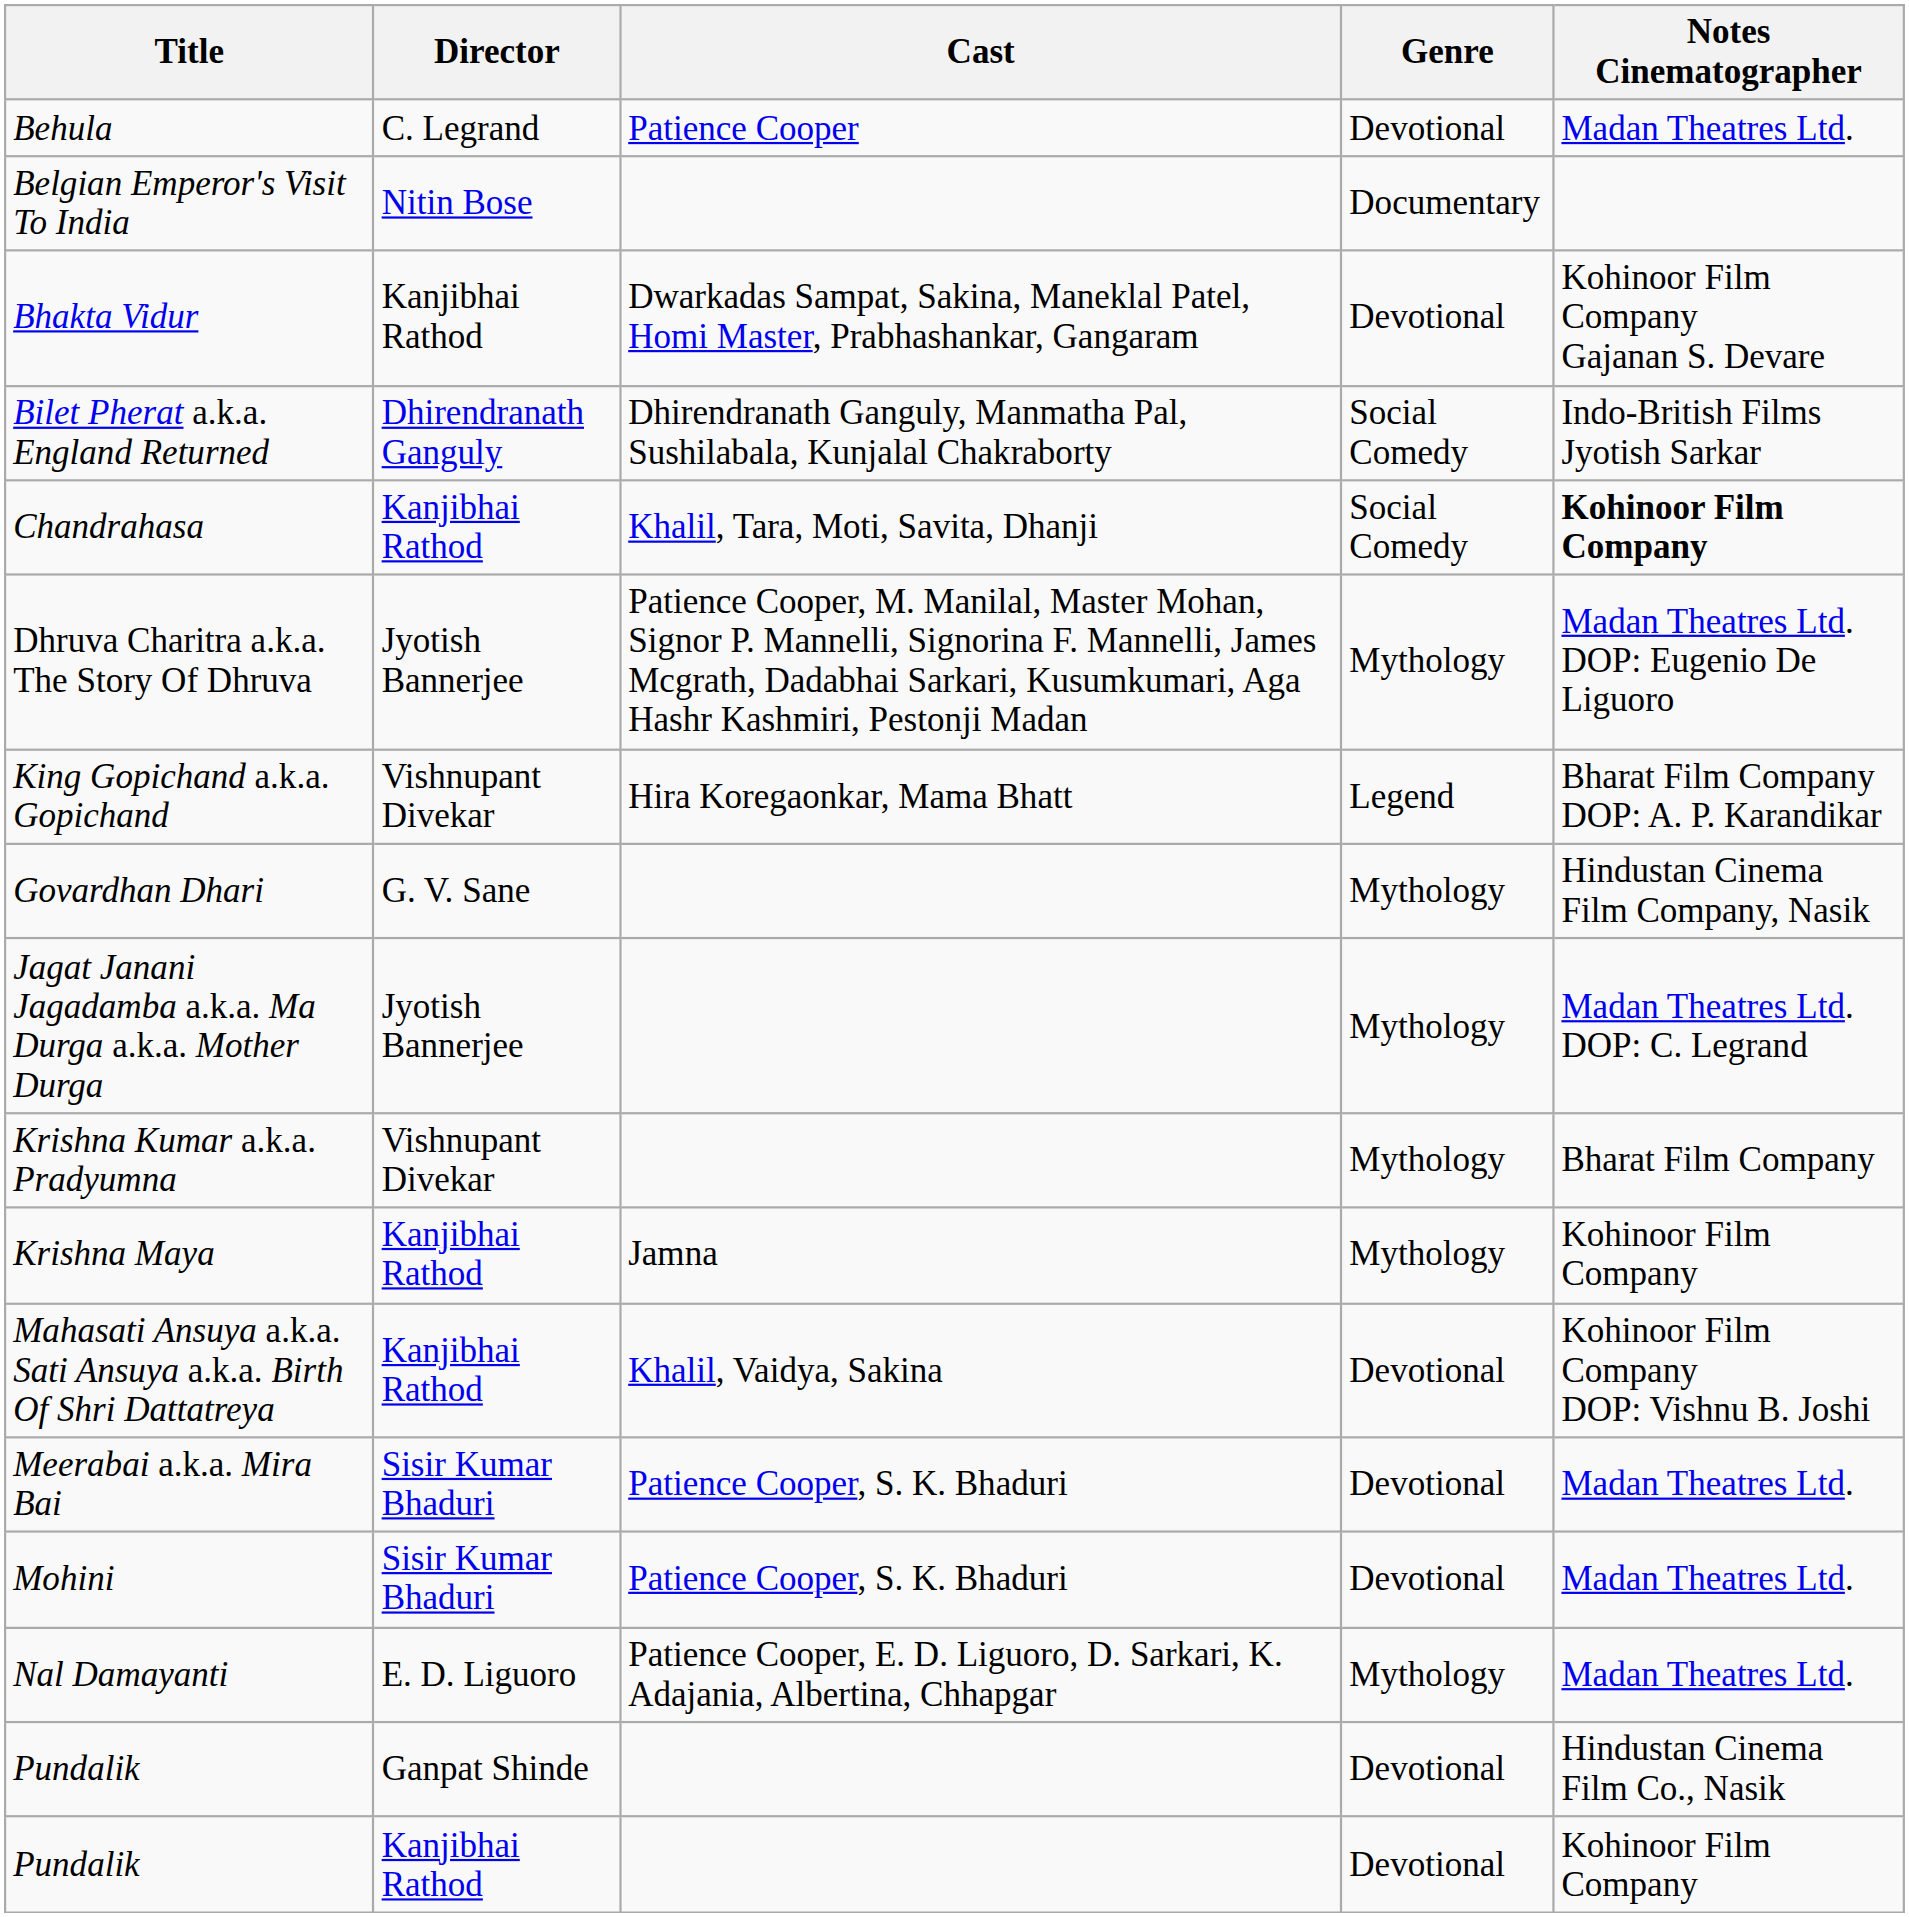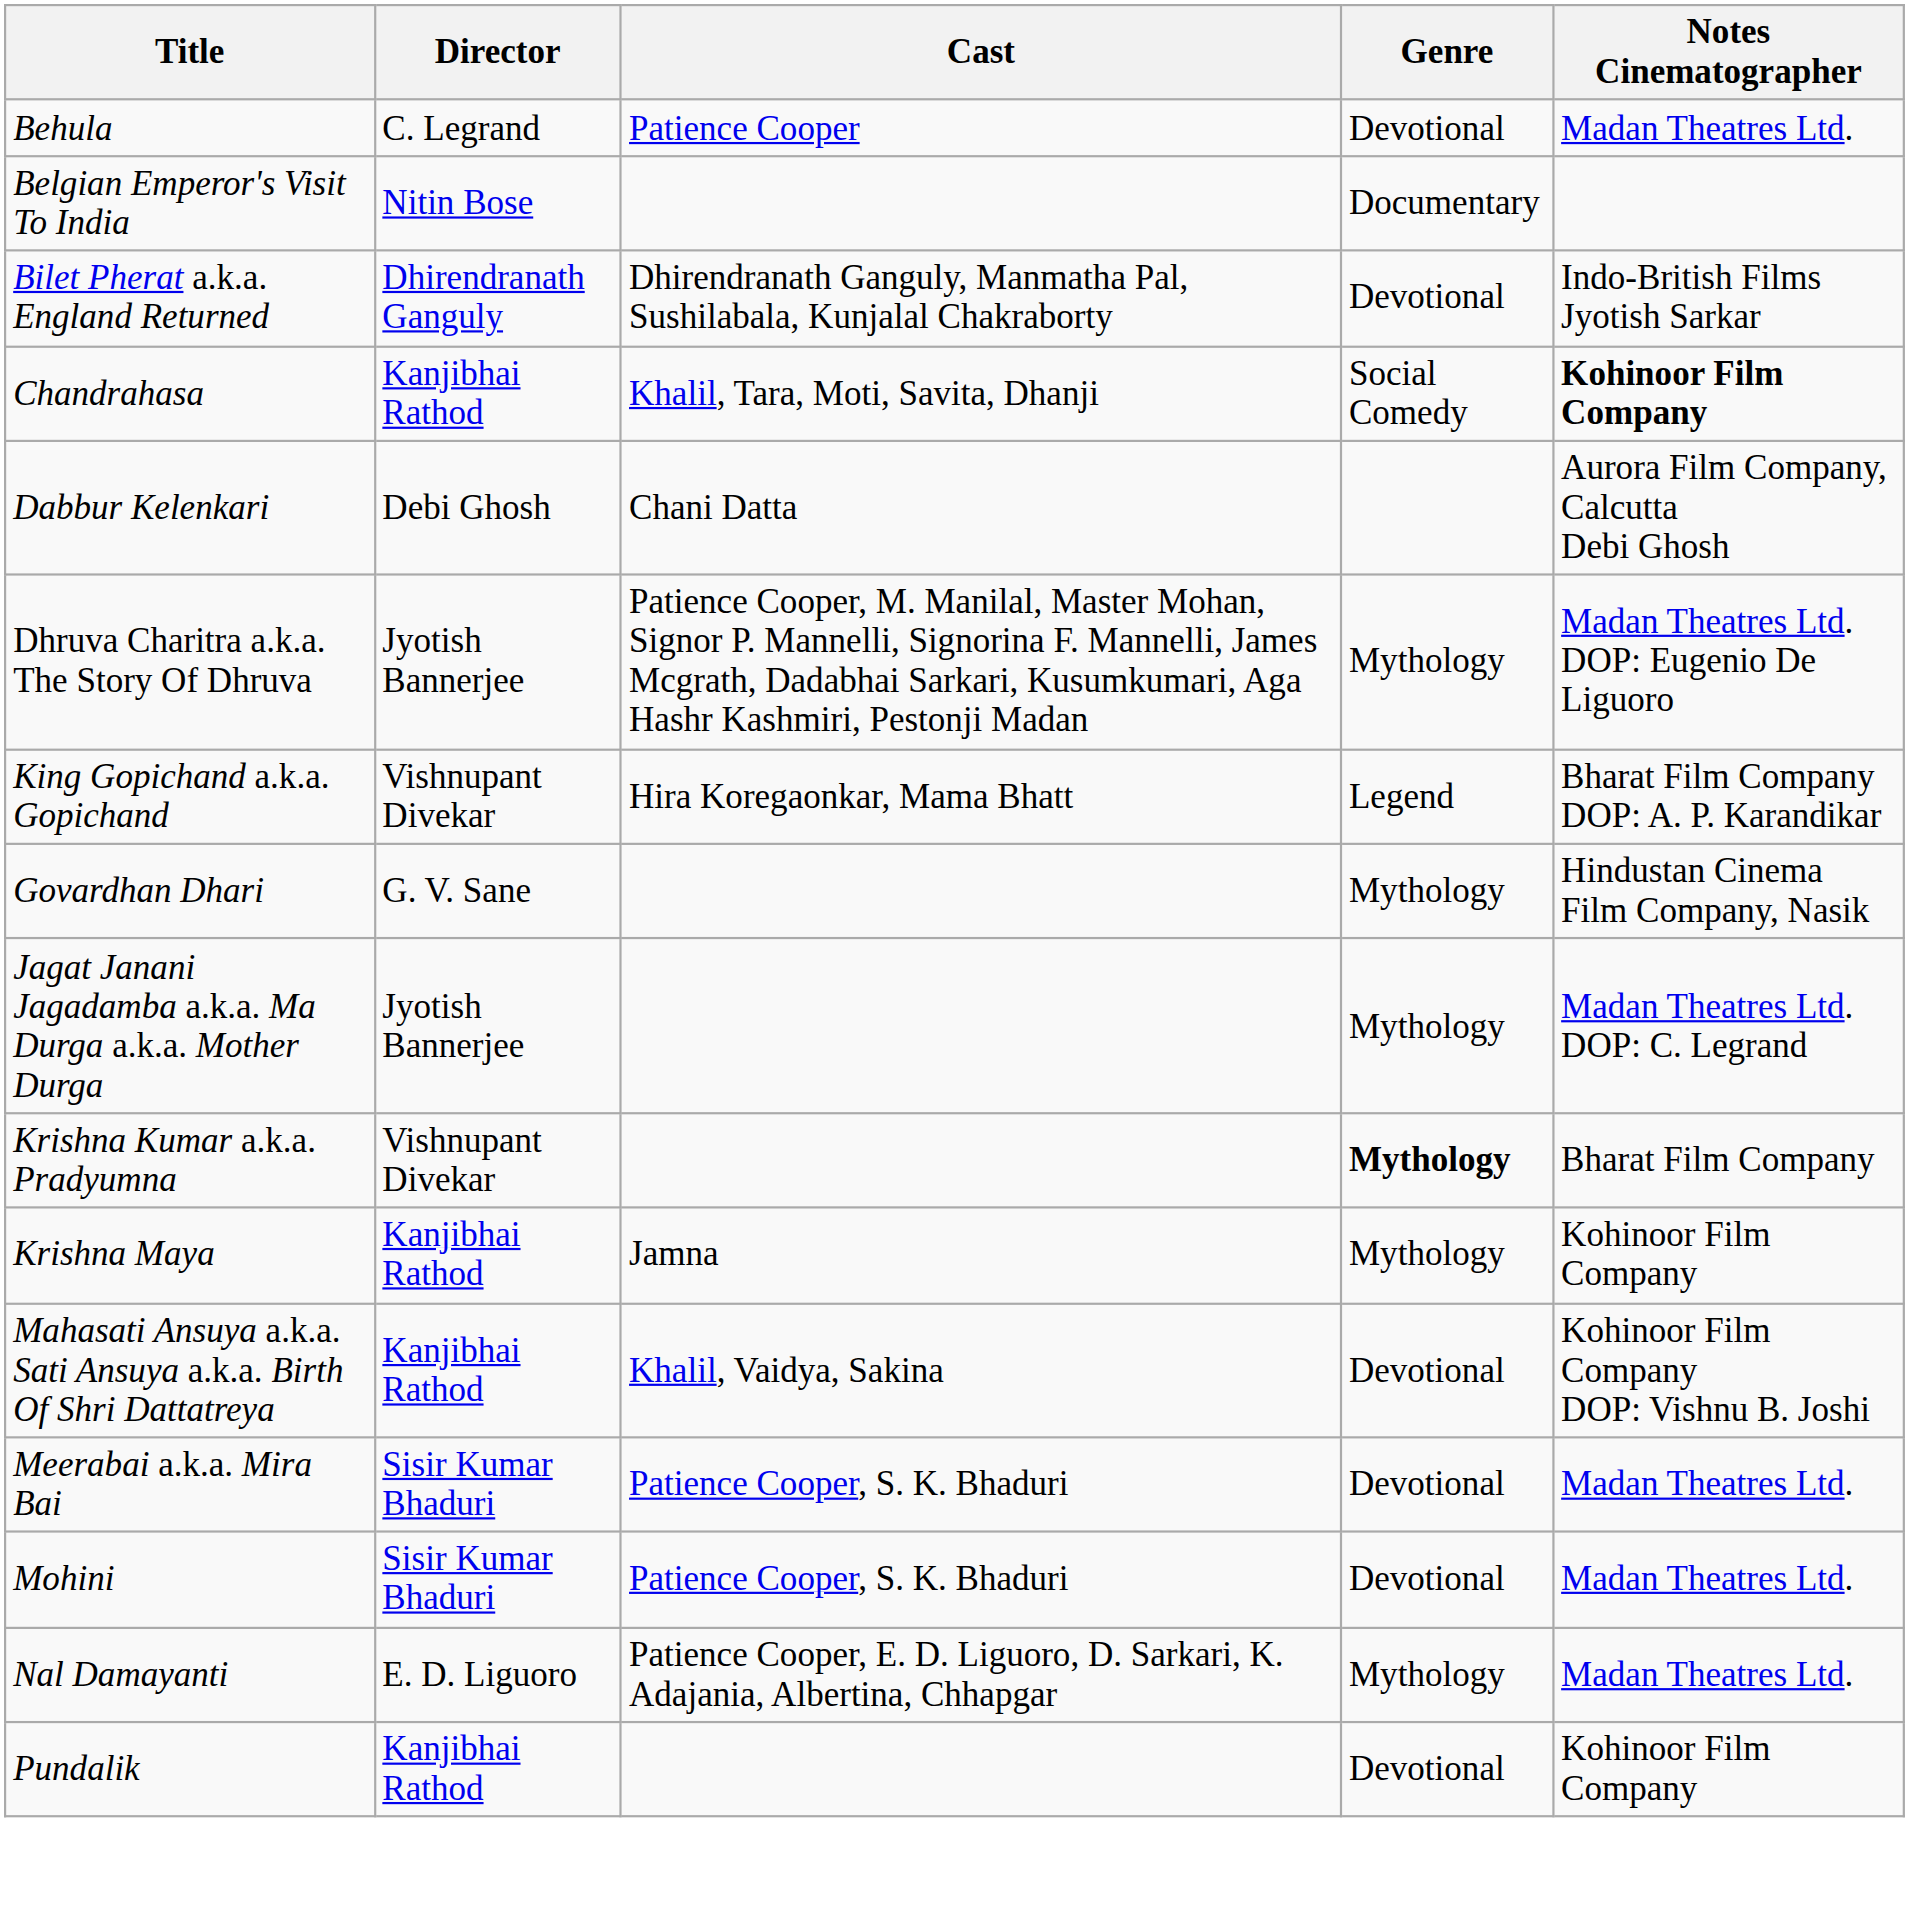- row: (106, 317)
(1409, 431) Social Comedy -> (1427, 297) Devotional
+ row: (141, 507)
(1427, 1159) normal -> (1430, 1159) bold
- row: (76, 1768)
